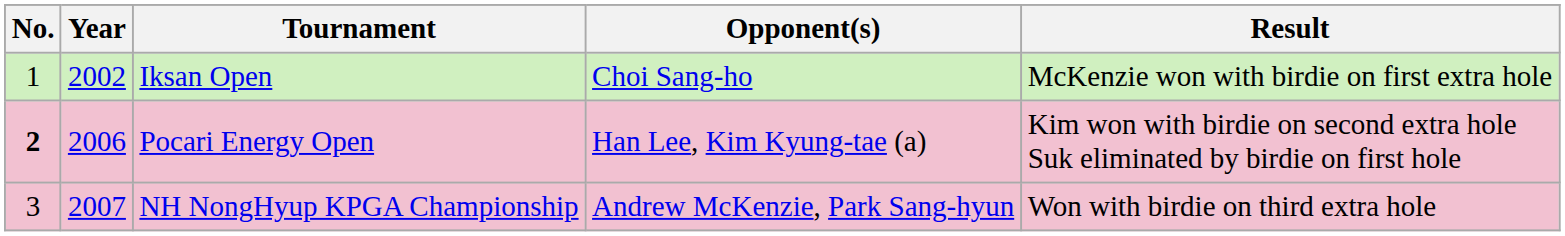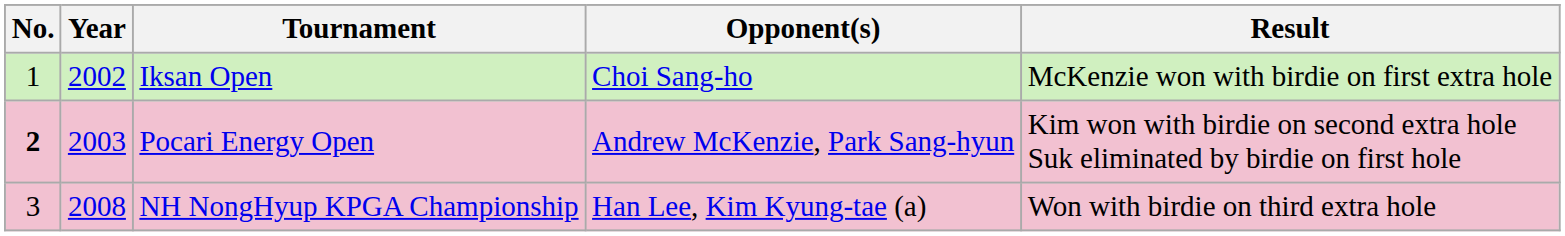(97, 141) 2006 -> (97, 141) 2003
(759, 141) Han Lee, Kim Kyung-tae (a) -> (803, 141) Andrew McKenzie, Park Sang-hyun
(97, 206) 2007 -> (97, 206) 2008
(803, 206) Andrew McKenzie, Park Sang-hyun -> (759, 206) Han Lee, Kim Kyung-tae (a)
